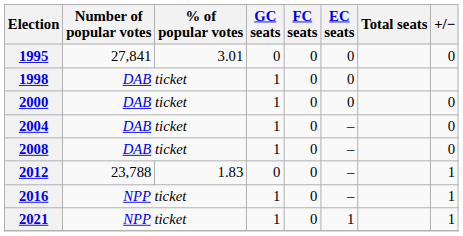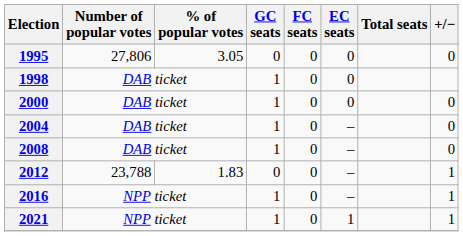(131, 56) 27,841 -> (131, 56) 27,806
(230, 56) 3.01 -> (230, 56) 3.05
